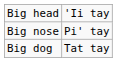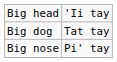rows swapped: (33, 31) <-> (30, 48)
